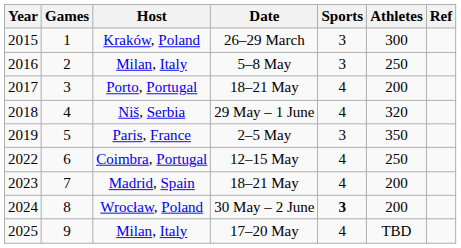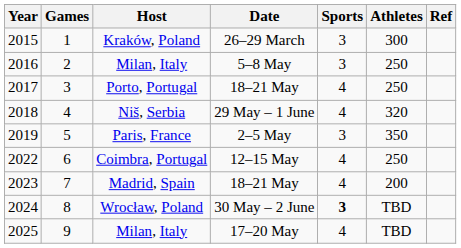(396, 87) 200 -> (396, 87) 250
(396, 207) 200 -> (396, 207) TBD
